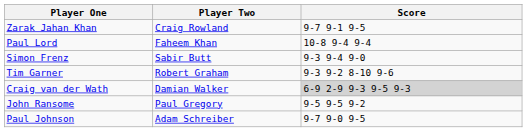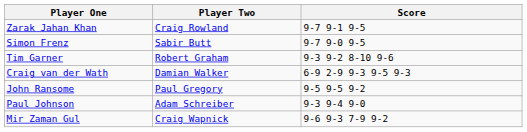- row: (32, 42)
(334, 58) 9-3 9-4 9-0 -> (334, 42) 9-7 9-0 9-5
(357, 88) lightgrey background -> (357, 73) no background
(334, 119) 9-7 9-0 9-5 -> (334, 104) 9-3 9-4 9-0
+ row: (43, 119)
